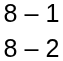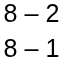rows swapped: (31, 48) <-> (31, 13)
